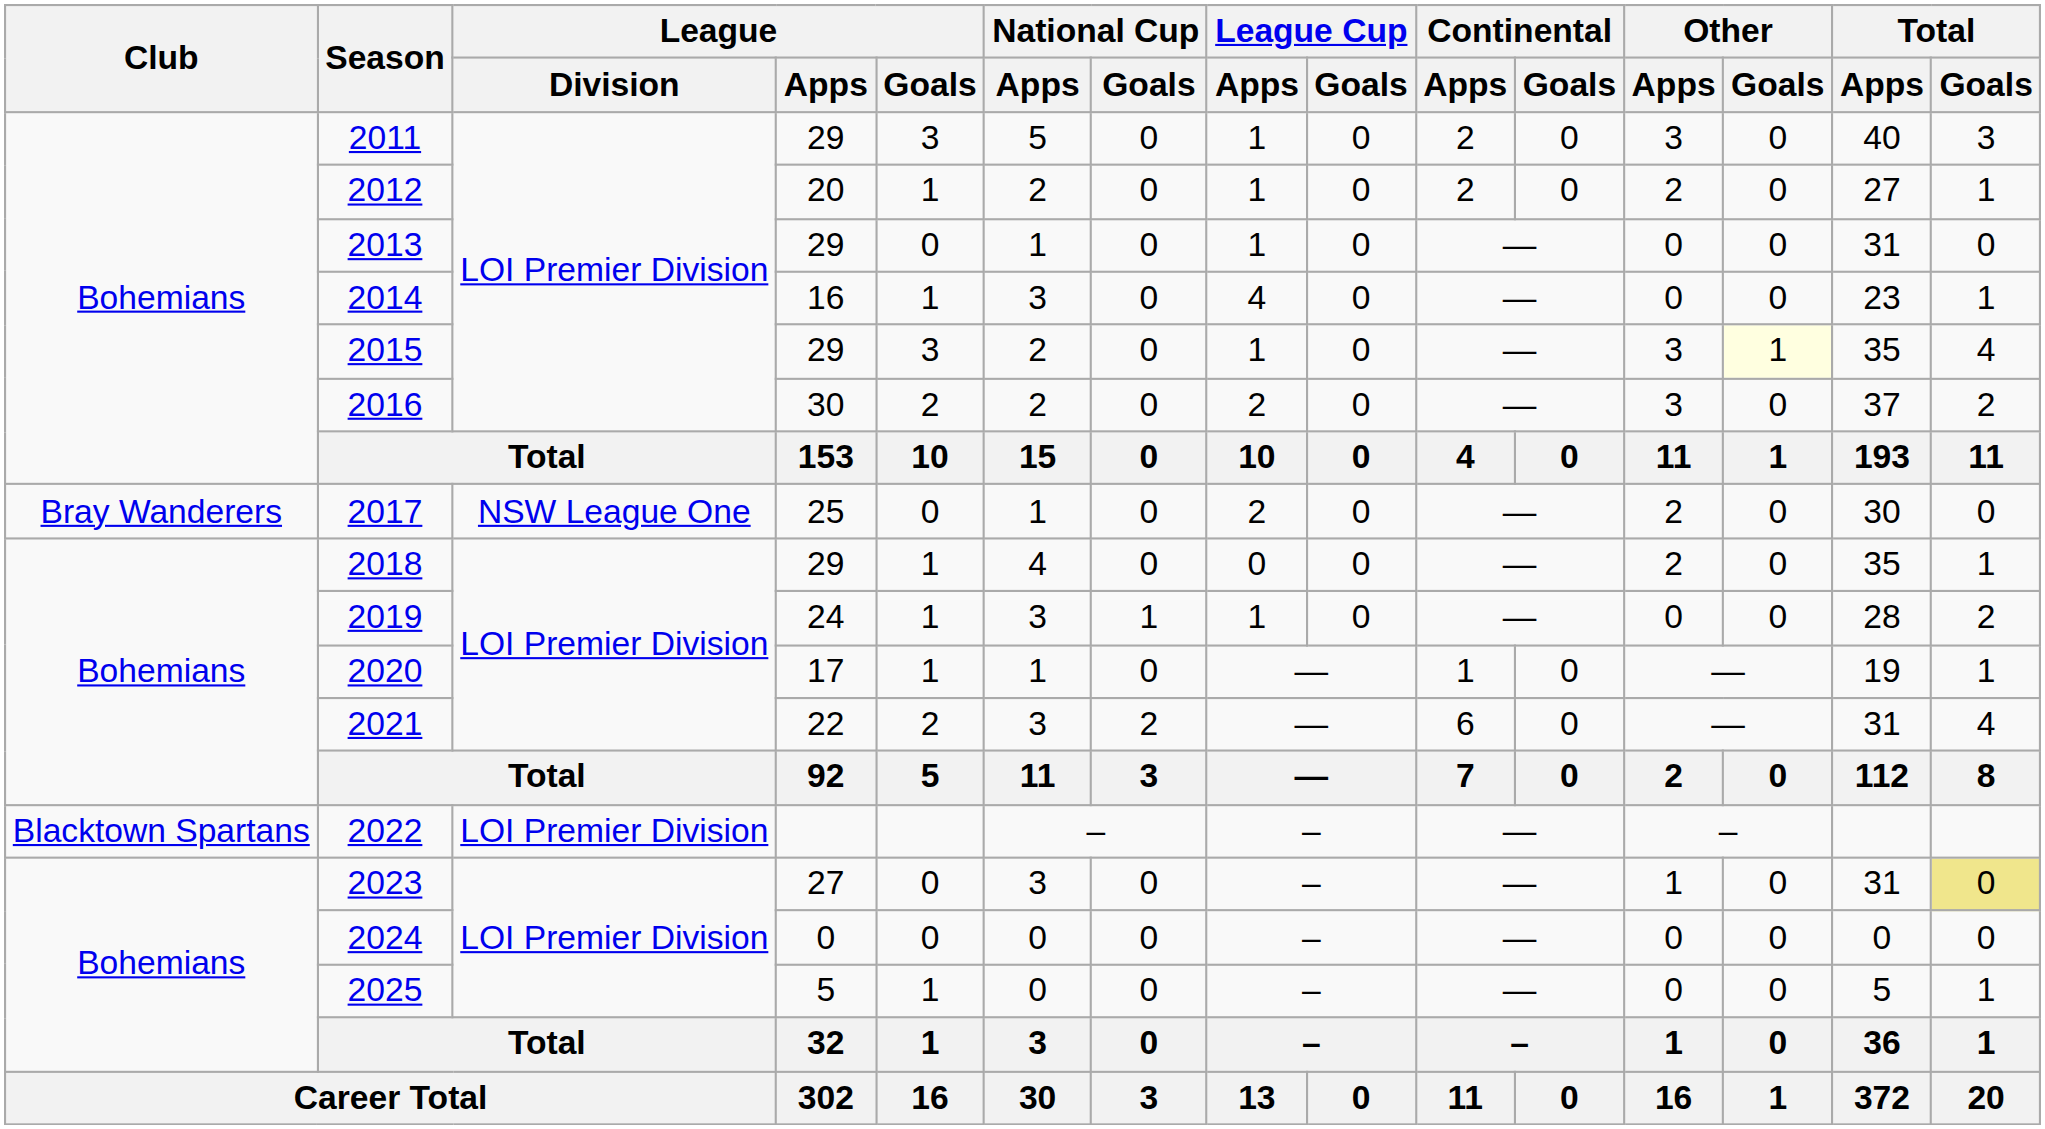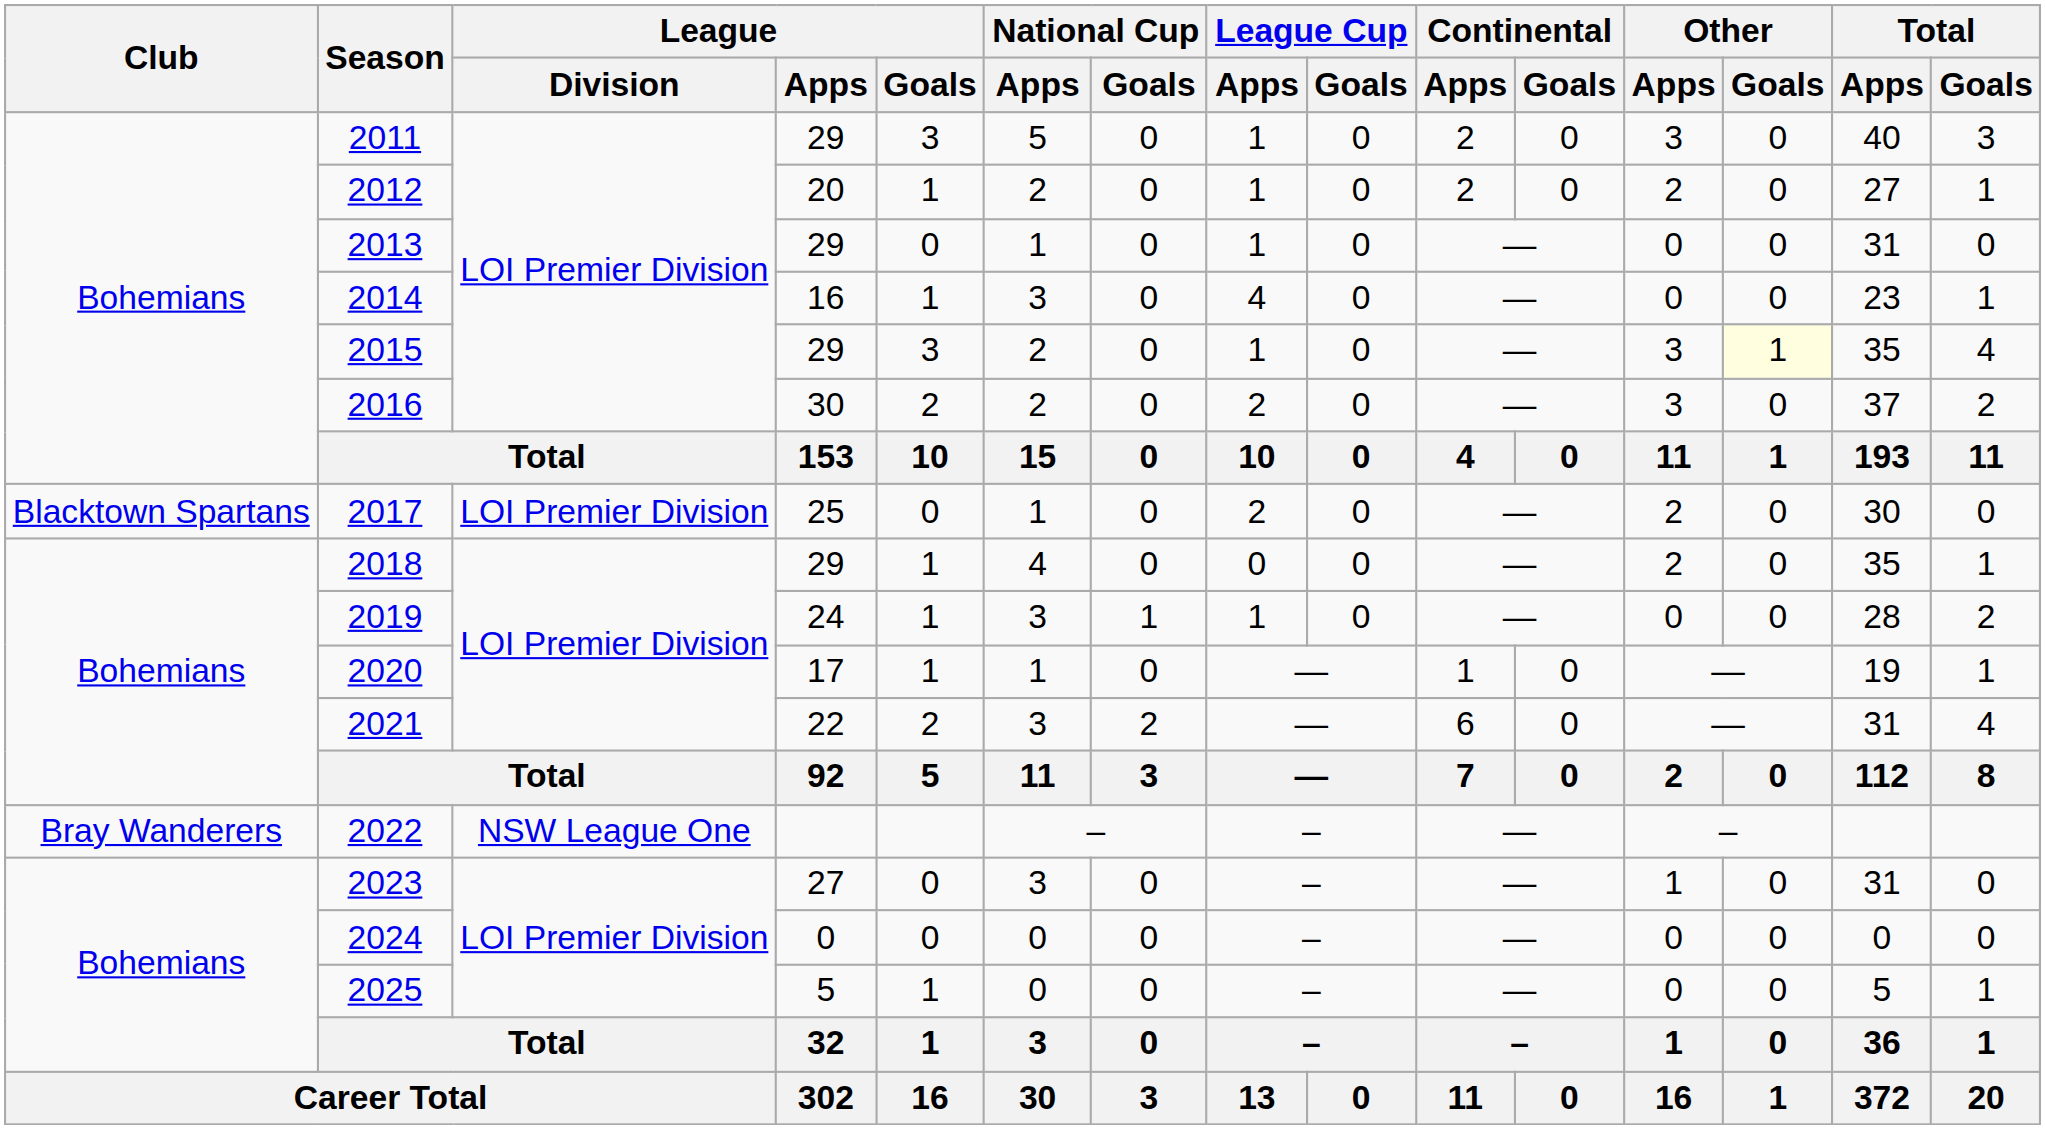(161, 510) Bray Wanderers -> (161, 510) Blacktown Spartans
(614, 510) NSW League One -> (614, 510) LOI Premier Division
(161, 830) Blacktown Spartans -> (161, 830) Bray Wanderers
(614, 830) LOI Premier Division -> (614, 830) NSW League One
(1986, 883) khaki background -> (1986, 883) no background
